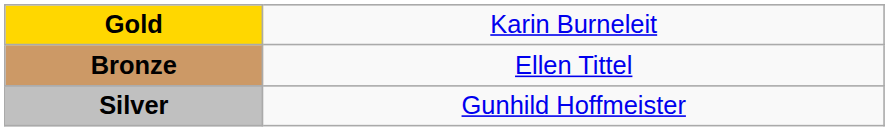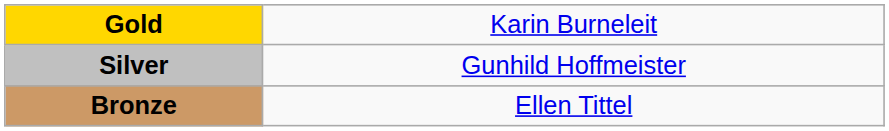rows swapped: (134, 105) <-> (134, 65)
